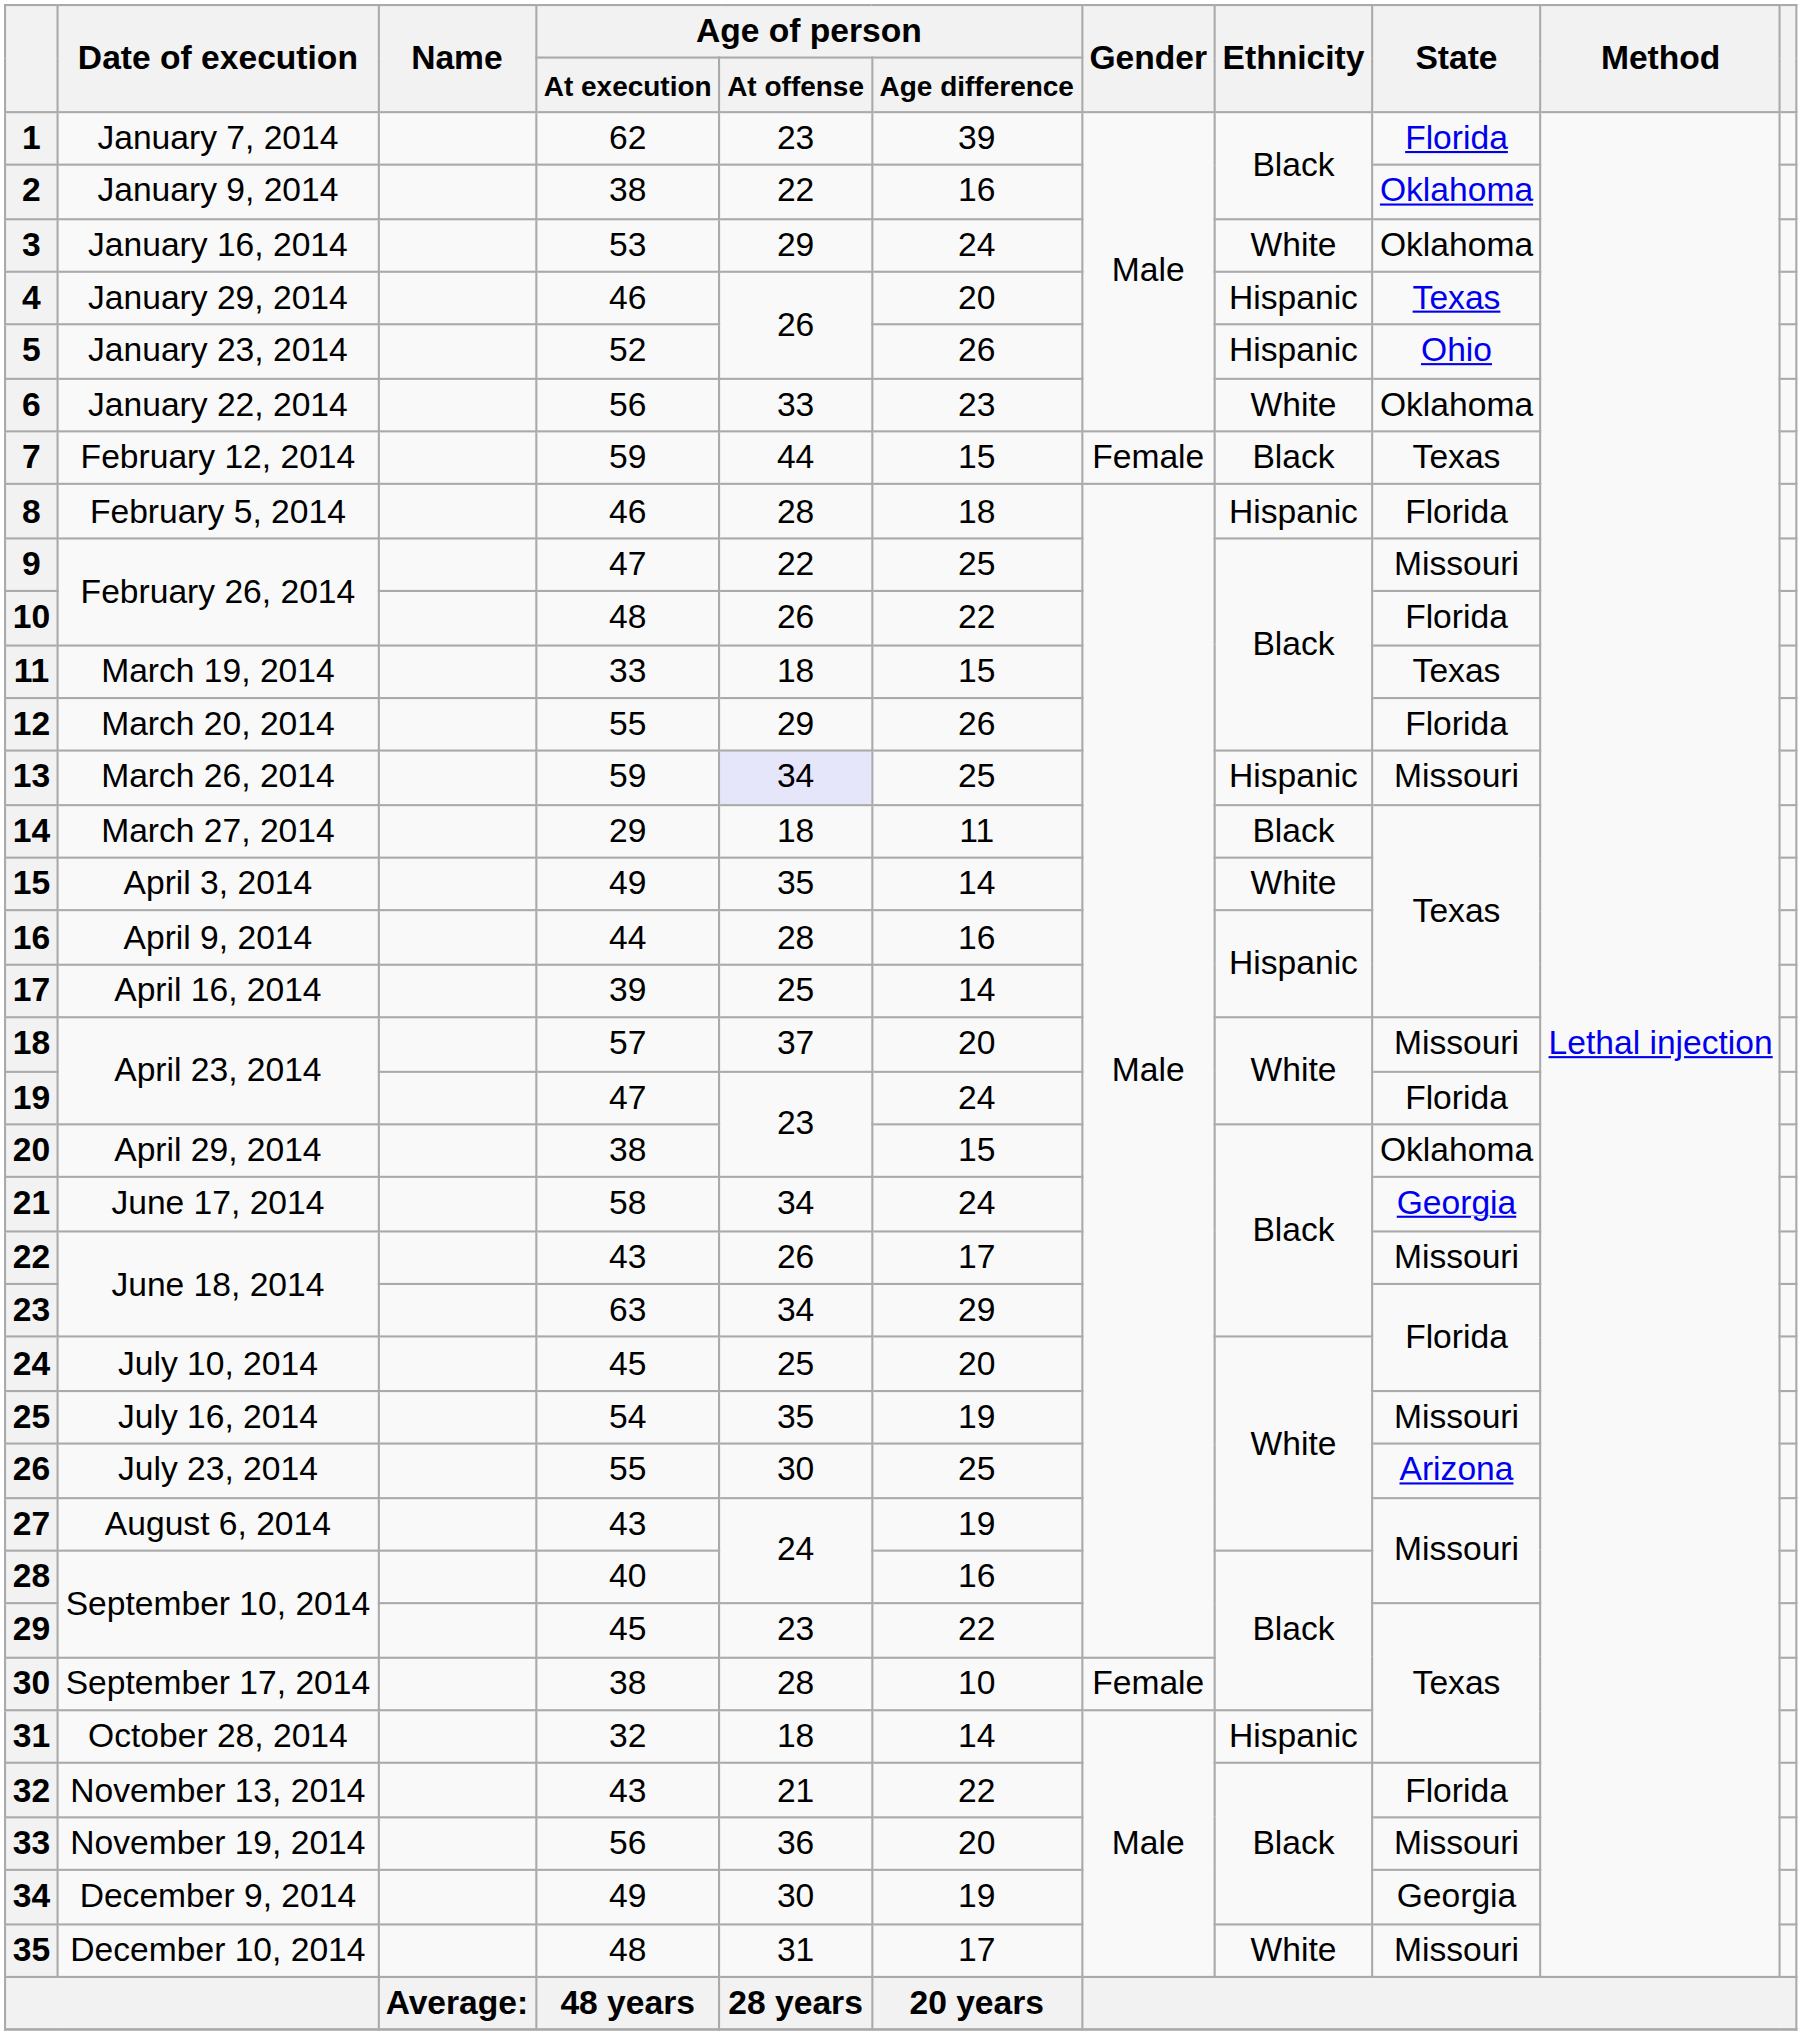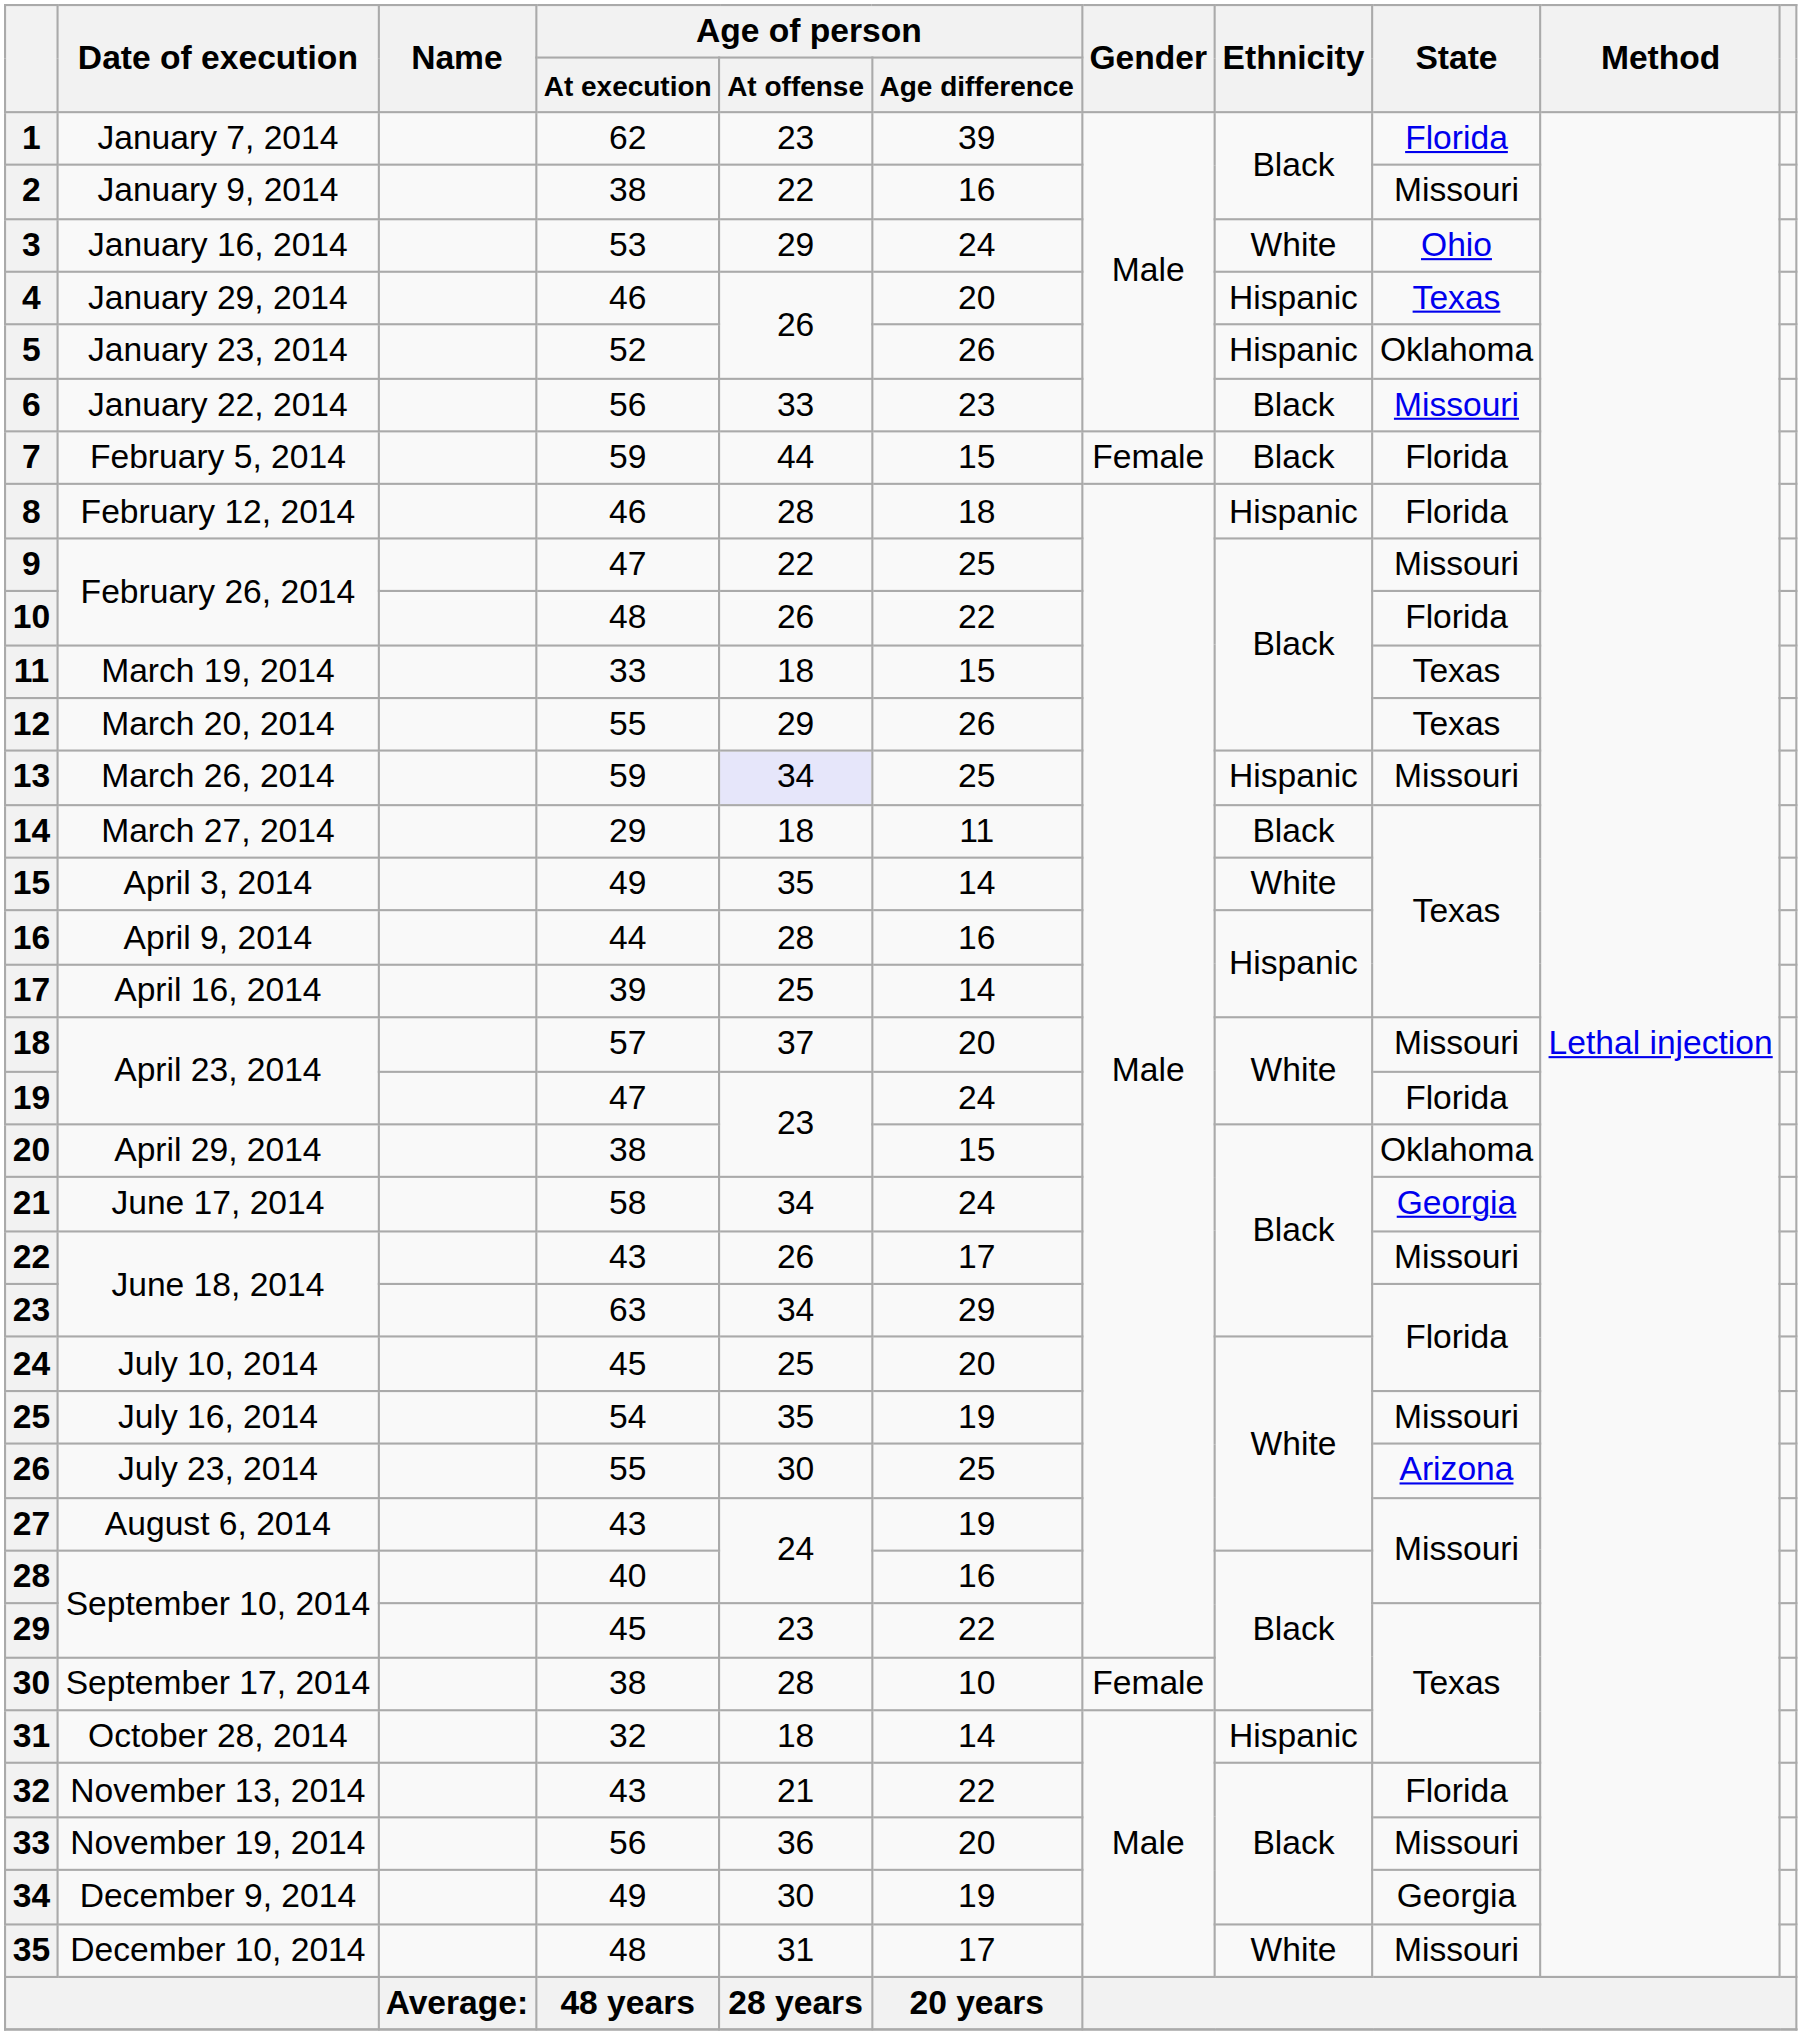(1456, 191) Oklahoma -> (1456, 191) Missouri
(1456, 244) Oklahoma -> (1456, 244) Ohio
(1456, 350) Ohio -> (1456, 350) Oklahoma
(1293, 404) White -> (1293, 404) Black
(1456, 404) Oklahoma -> (1456, 404) Missouri
(218, 457) February 12, 2014 -> (218, 457) February 5, 2014
(1456, 457) Texas -> (1456, 457) Florida
(218, 510) February 5, 2014 -> (218, 510) February 12, 2014
(1456, 723) Florida -> (1456, 723) Texas
